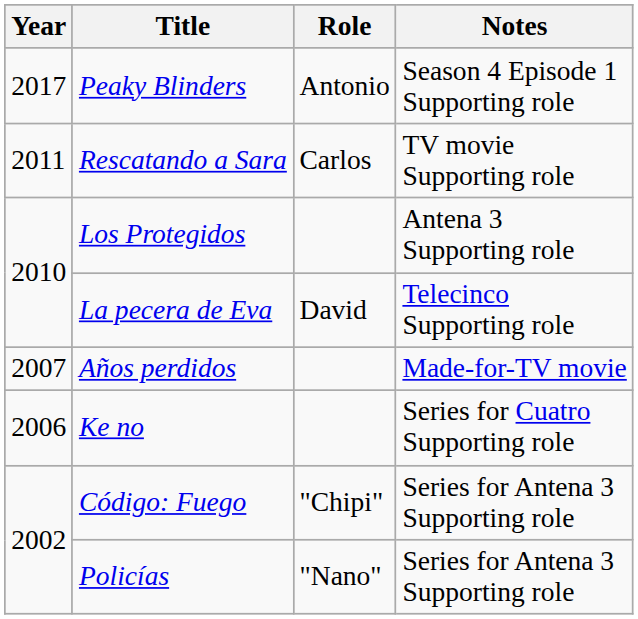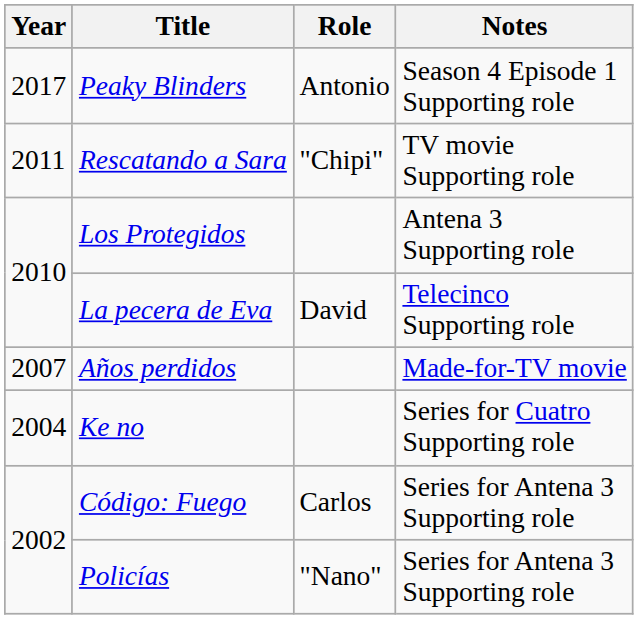(335, 160) Carlos -> (341, 160) "Chipi"
(39, 427) 2006 -> (39, 427) 2004
(341, 502) "Chipi" -> (335, 502) Carlos
